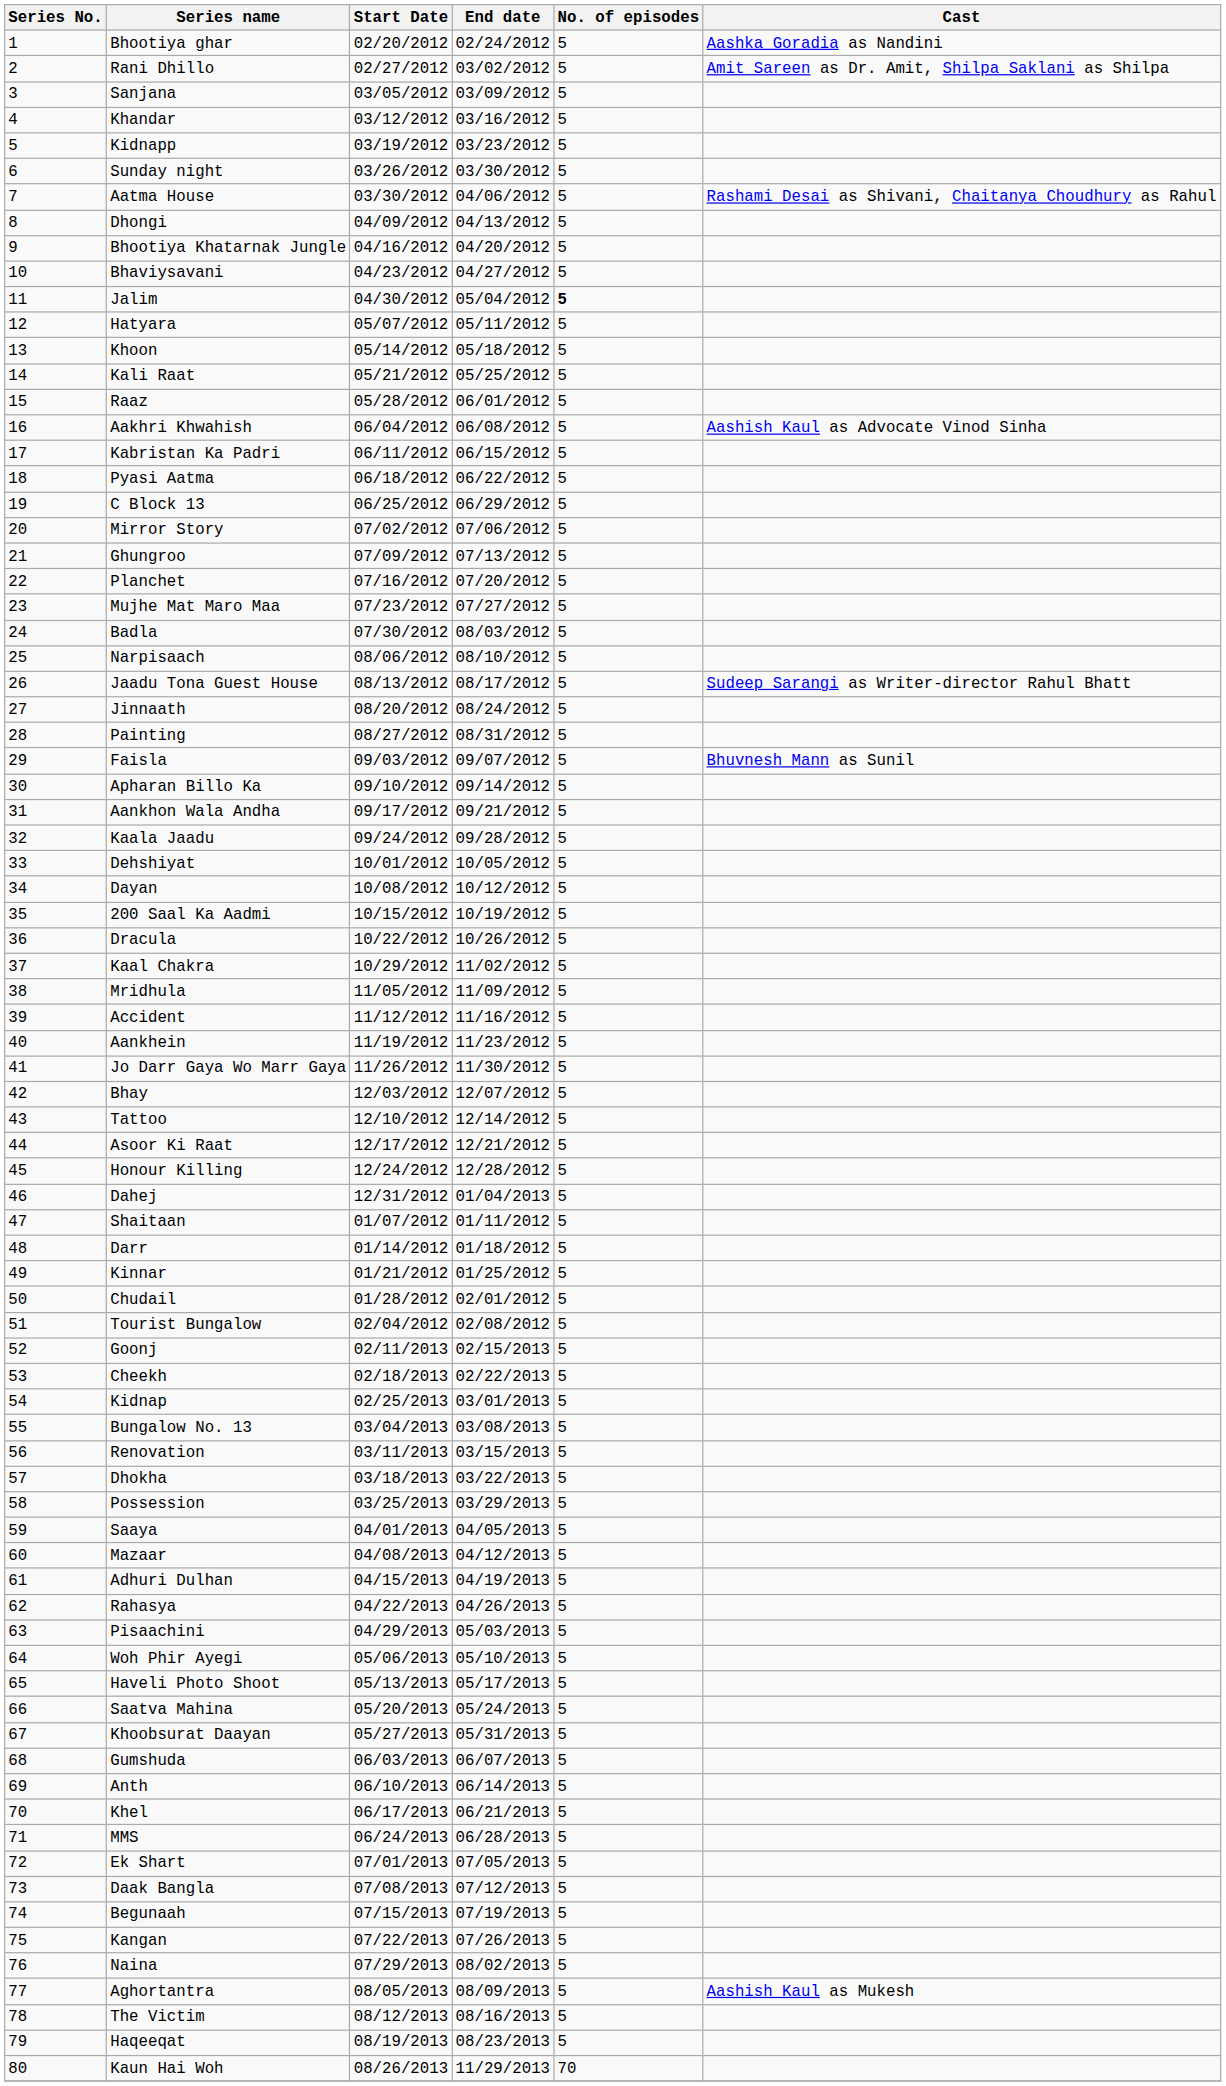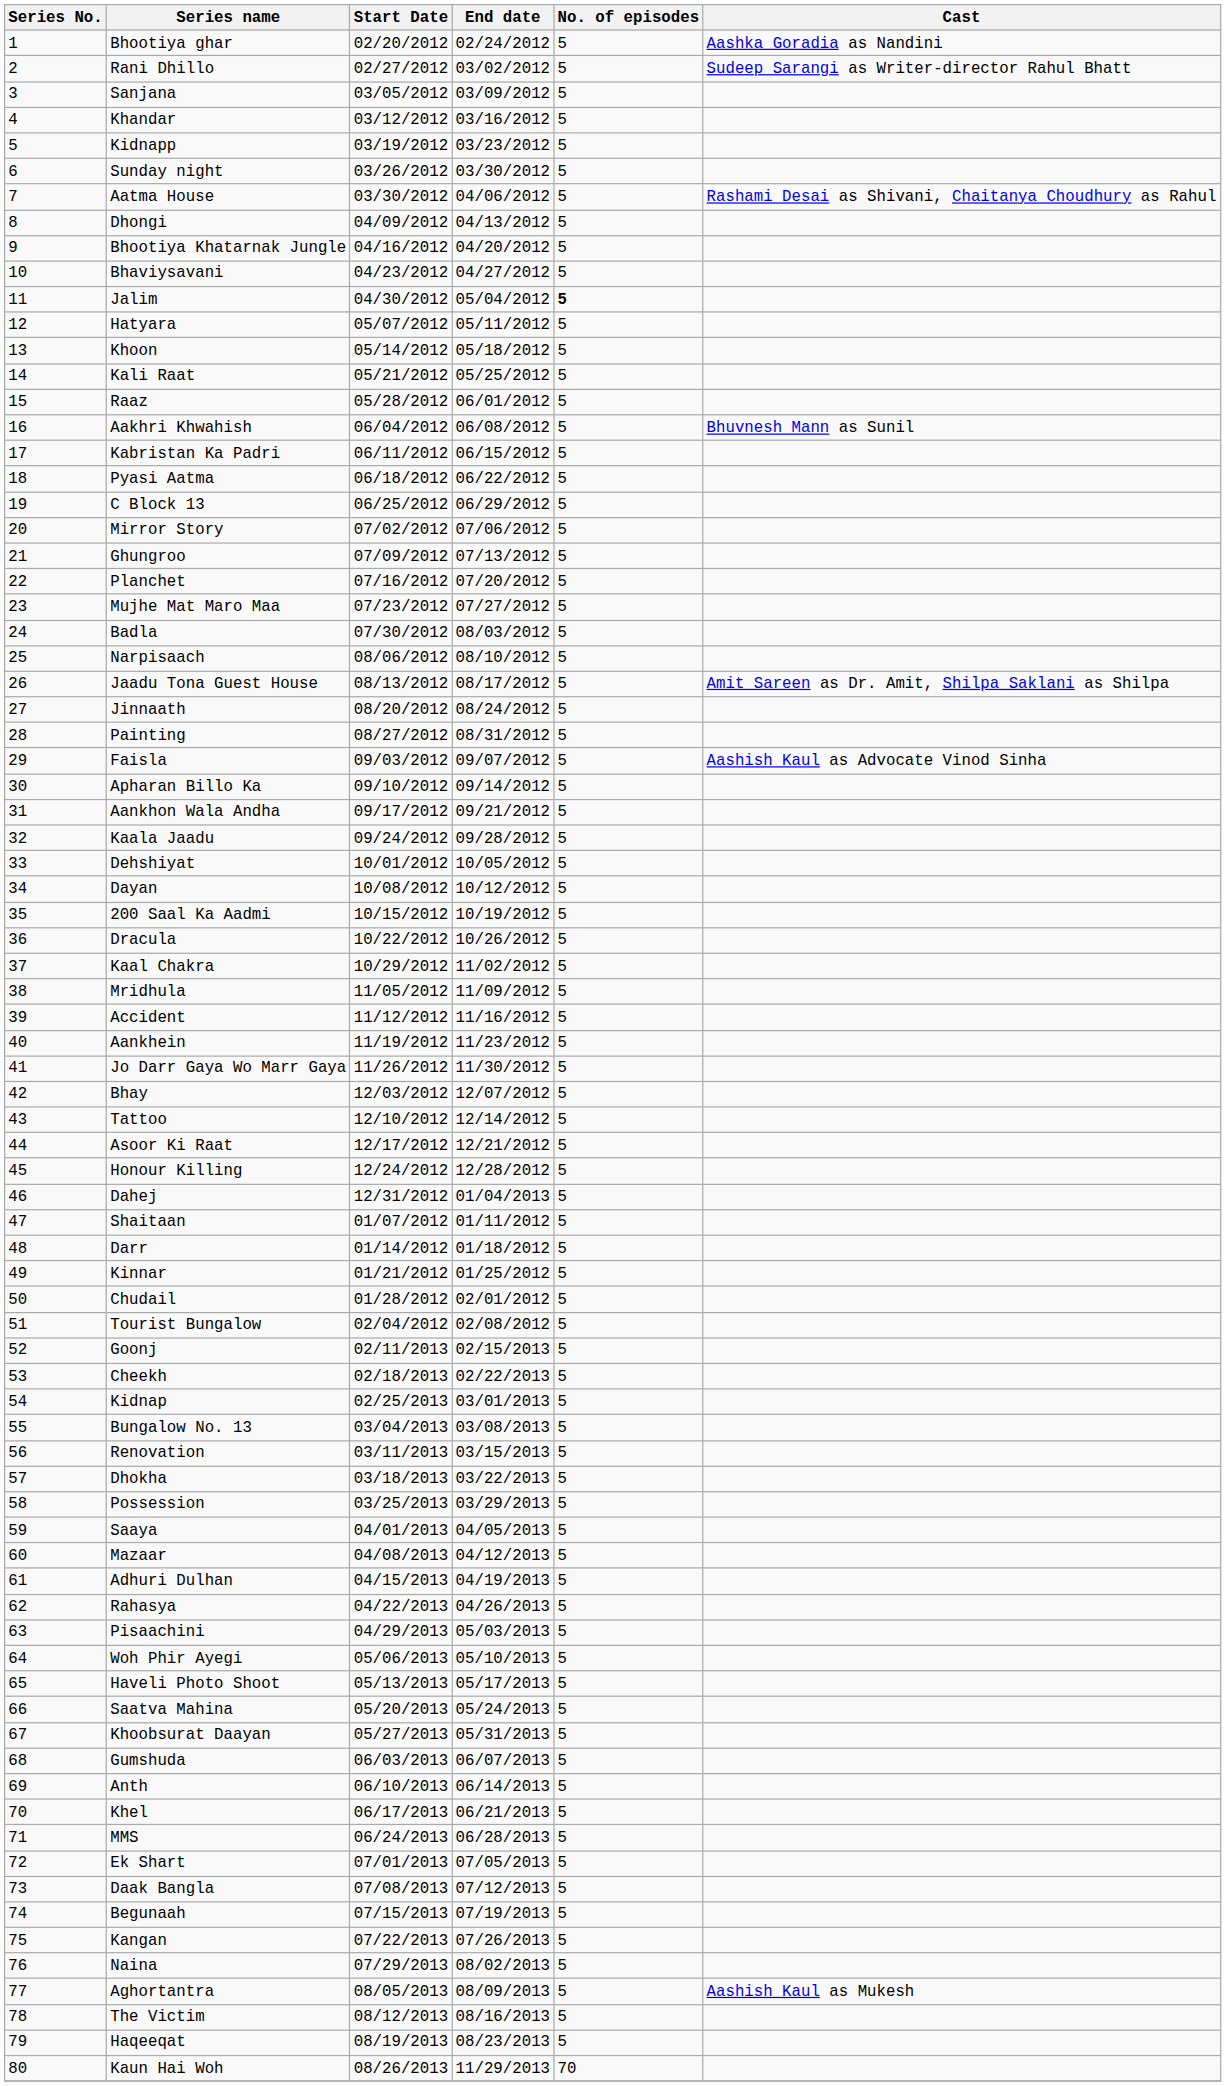(938, 69) Amit Sareen as Dr. Amit, Shilpa Saklani as Shilpa -> (919, 69) Sudeep Sarangi as Writer-director Rahul Bhatt
(877, 428) Aashish Kaul as Advocate Vinod Sinha -> (810, 428) Bhuvnesh Mann as Sunil
(919, 684) Sudeep Sarangi as Writer-director Rahul Bhatt -> (938, 684) Amit Sareen as Dr. Amit, Shilpa Saklani as Shilpa
(810, 761) Bhuvnesh Mann as Sunil -> (877, 761) Aashish Kaul as Advocate Vinod Sinha
